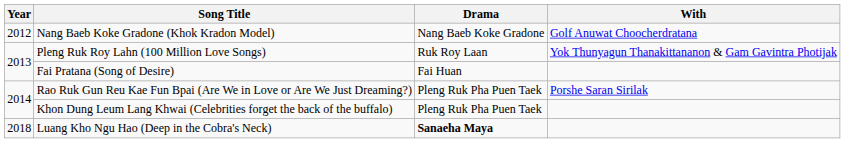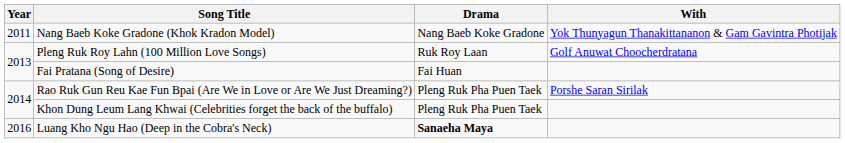(19, 33) 2012 -> (19, 33) 2011
(624, 33) Golf Anuwat Choocherdratana -> (693, 33) Yok Thunyagun Thanakittananon & Gam Gavintra Photijak
(693, 52) Yok Thunyagun Thanakittananon & Gam Gavintra Photijak -> (624, 52) Golf Anuwat Choocherdratana
(19, 128) 2018 -> (19, 128) 2016
